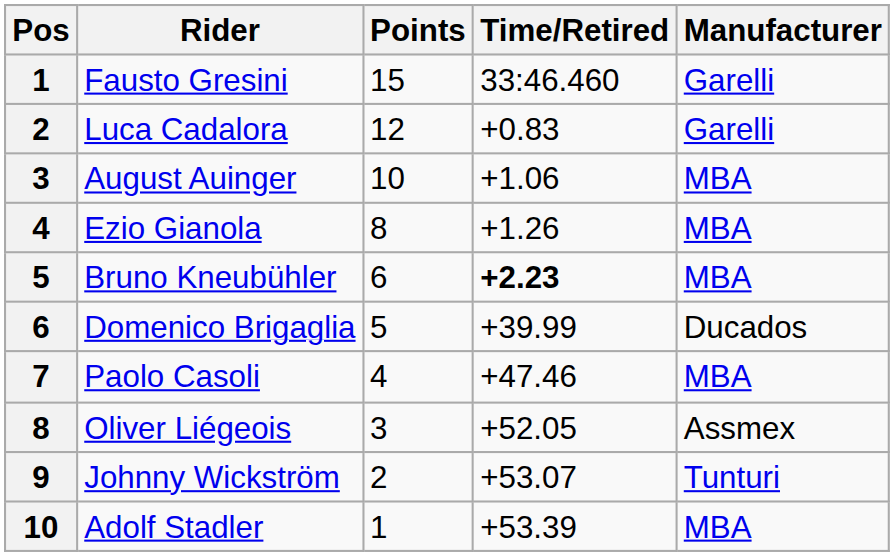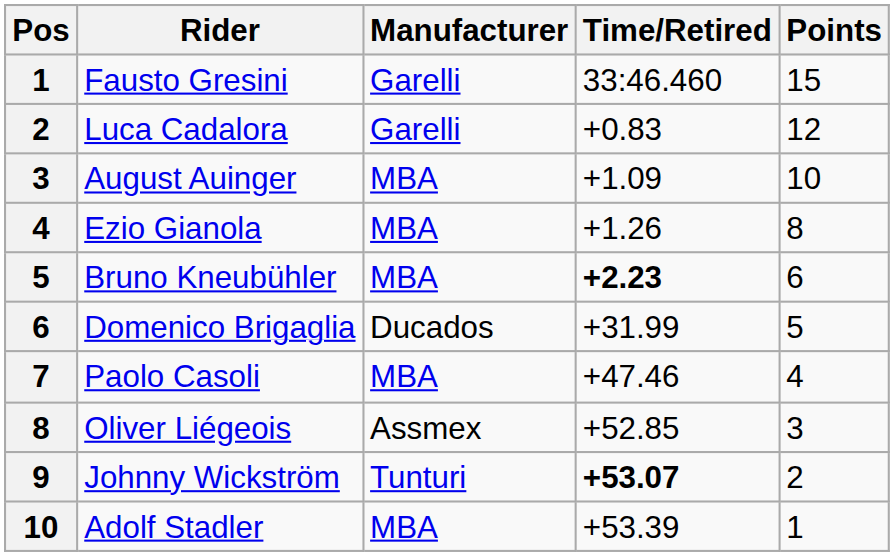columns swapped: (783, 30) <-> (418, 30)
(520, 179) +1.06 -> (622, 179) +1.09
(529, 327) +39.99 -> (631, 327) +31.99
(529, 427) +52.05 -> (631, 427) +52.85
(529, 476) normal -> (631, 476) bold
